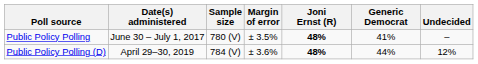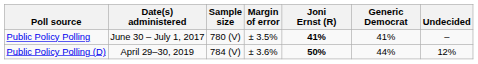(317, 37) 48% -> (317, 37) 41%
(317, 52) 48% -> (317, 52) 50%
